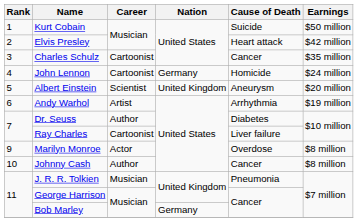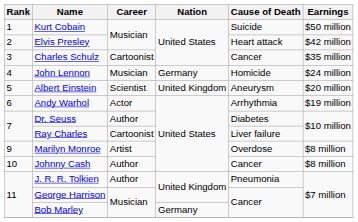(132, 73) Cartoonist -> (129, 73) Musician
(121, 103) Artist -> (121, 103) Actor
(121, 149) Actor -> (121, 149) Artist
(129, 179) Musician -> (124, 179) Author
